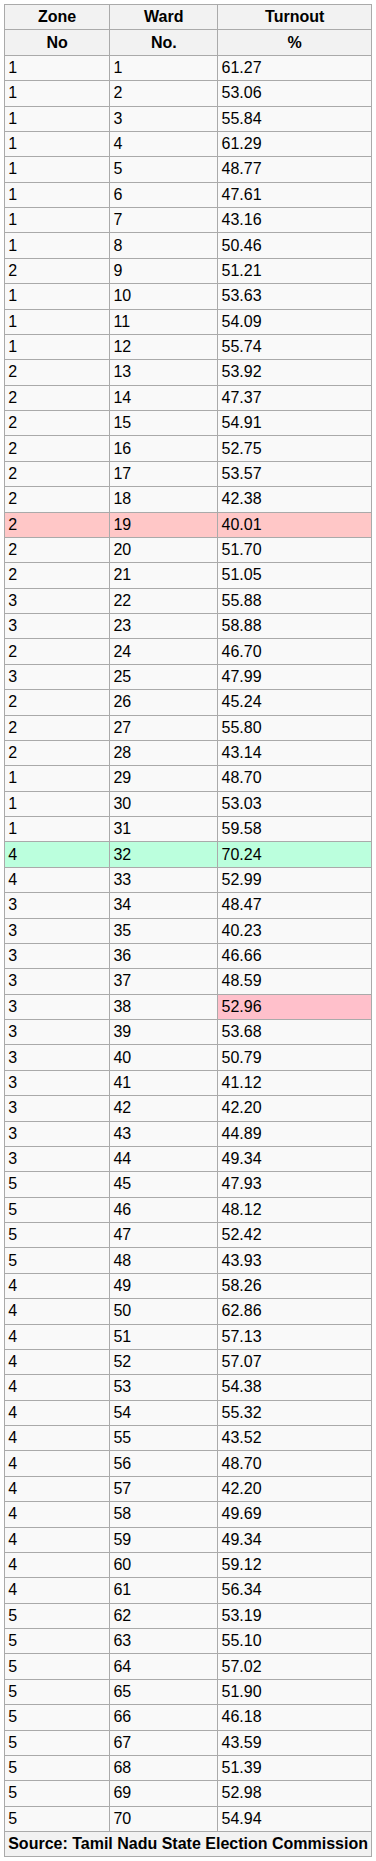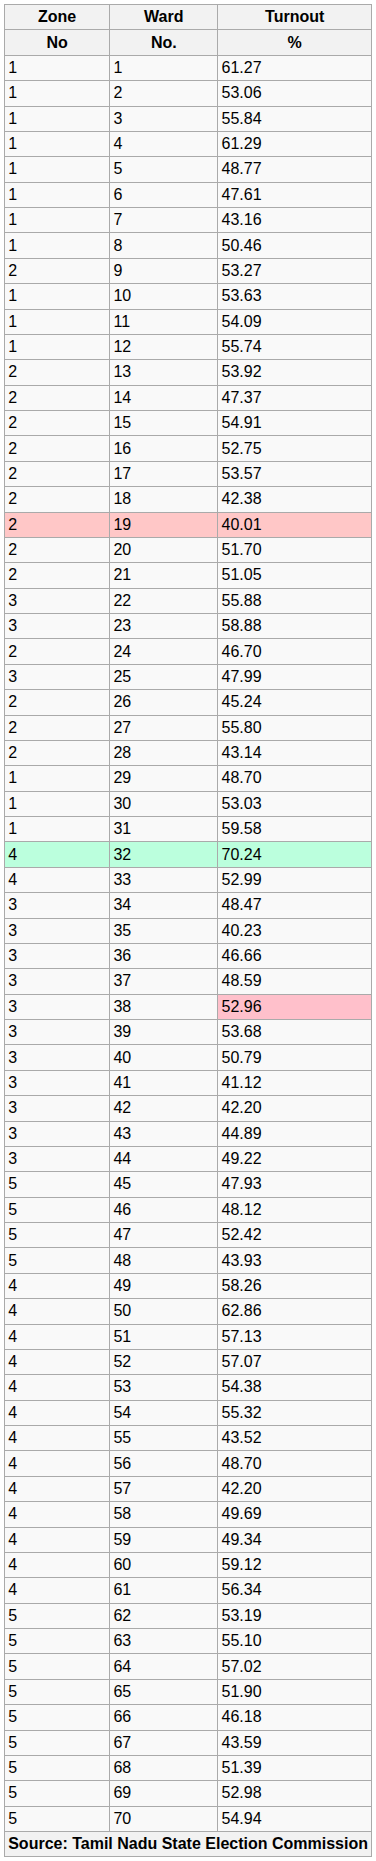(242, 270) 51.21 -> (242, 270) 53.27
(242, 1159) 49.34 -> (242, 1159) 49.22
